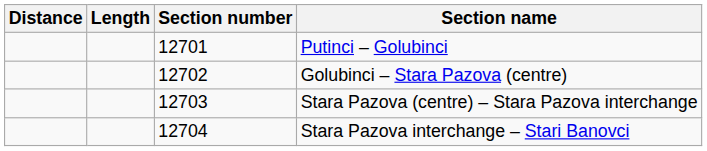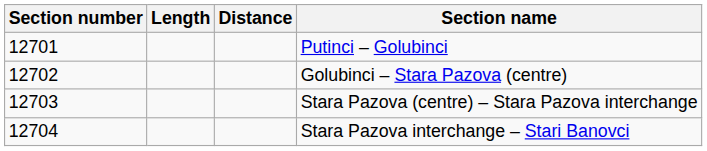columns swapped: (225, 18) <-> (46, 18)
